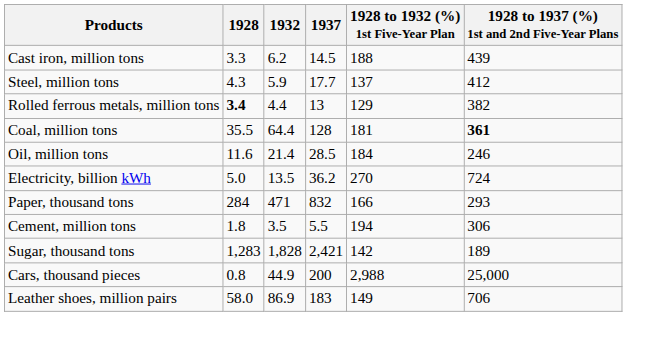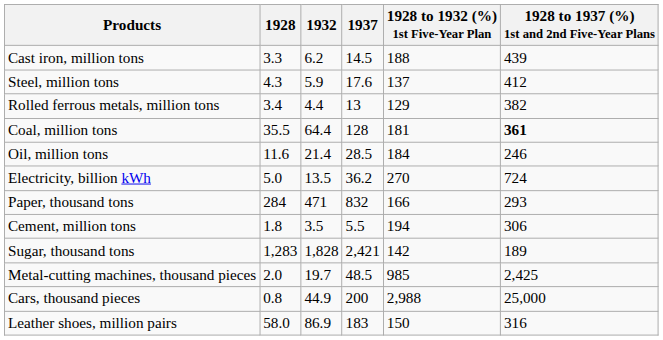(322, 81) 17.7 -> (359, 81) 17.6
(236, 105) bold -> (273, 105) normal
+ row: (132, 274)
(362, 298) 149 -> (398, 322) 150
(479, 298) 706 -> (515, 322) 316
